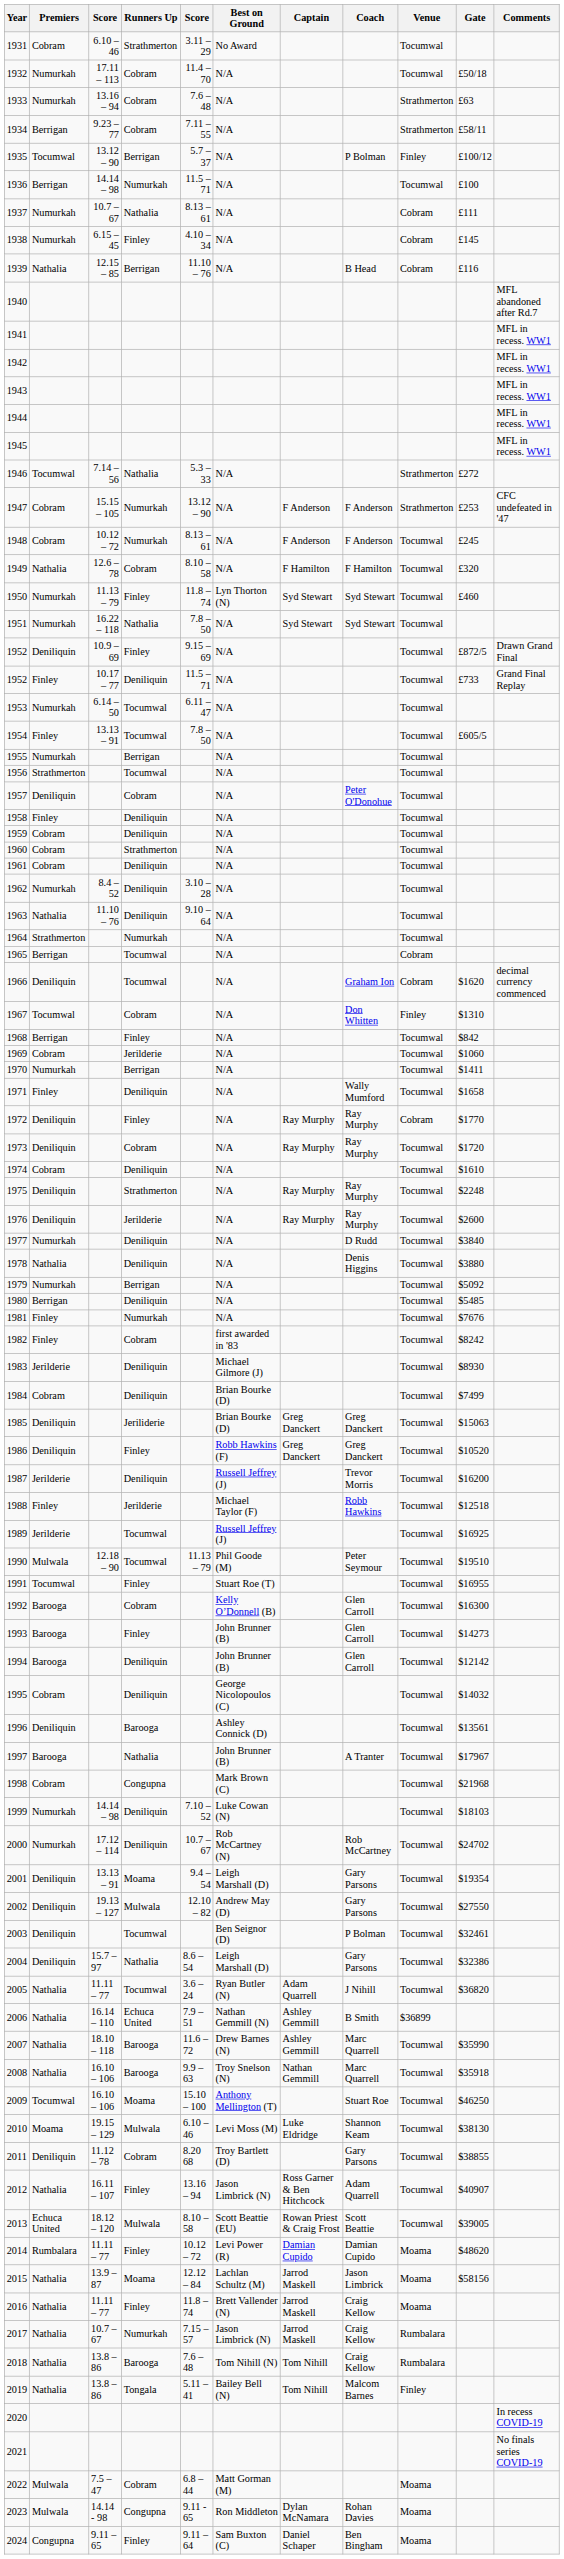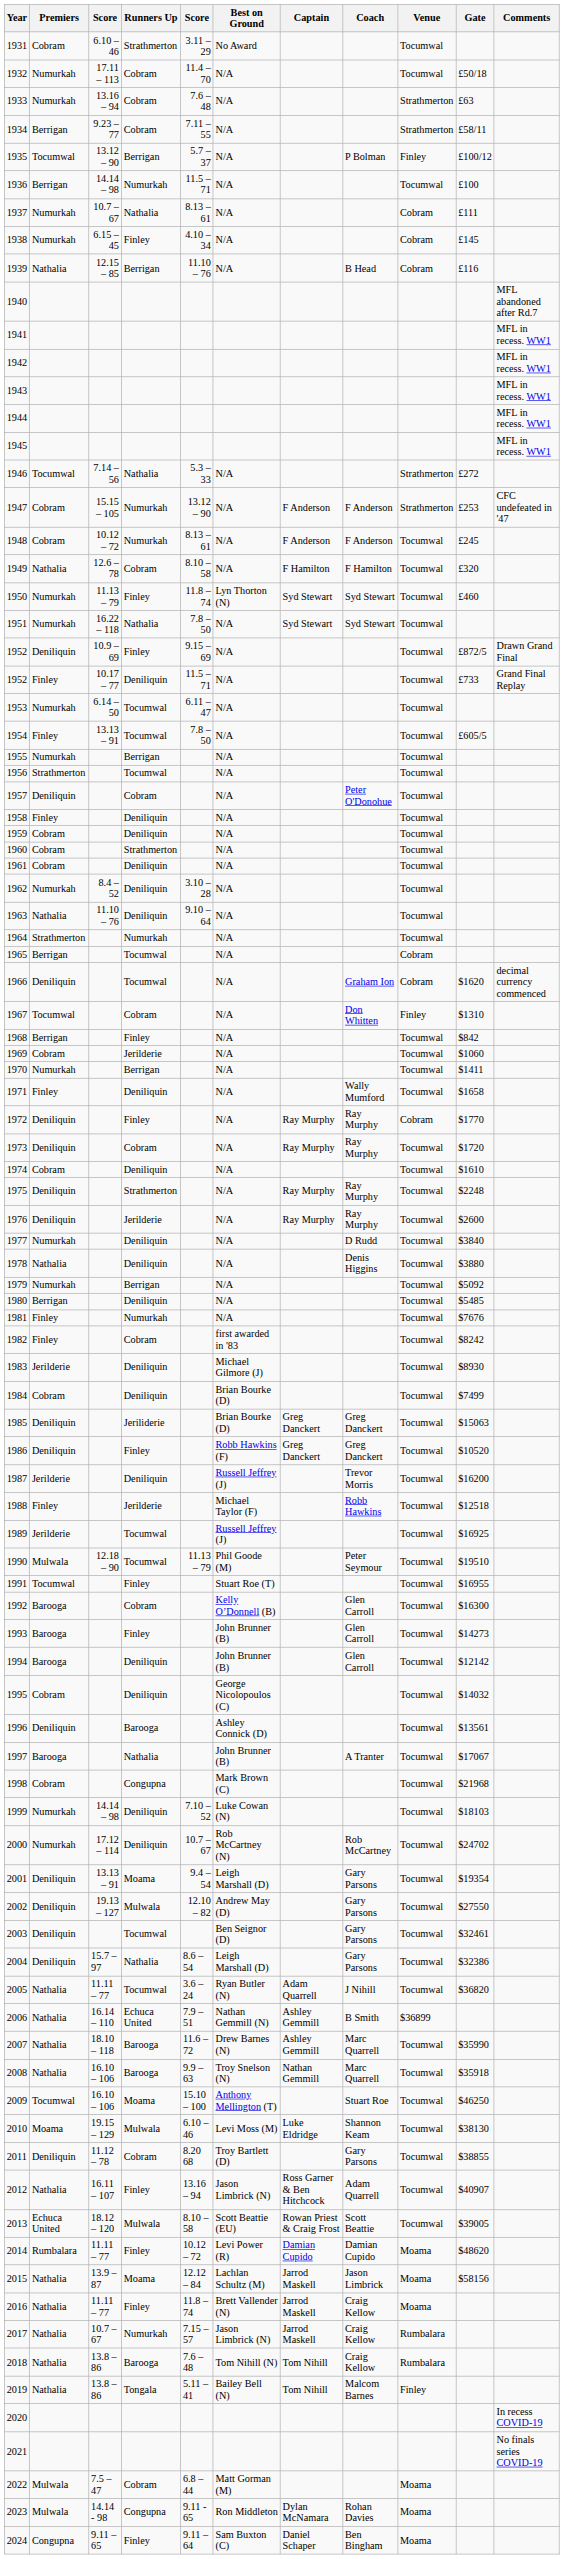(474, 1756) $17967 -> (474, 1756) $17067
(365, 1934) P Bolman -> (361, 1934) Gary Parsons
